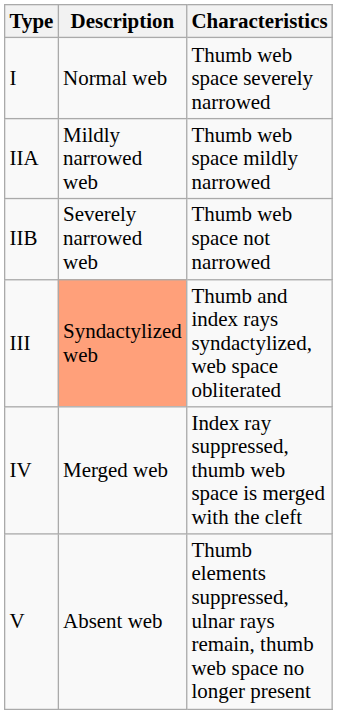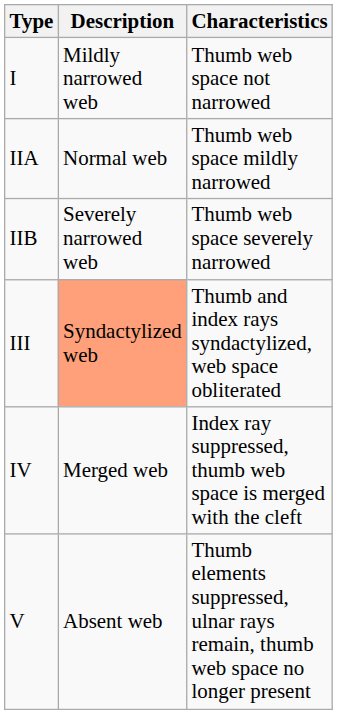(115, 77) Normal web -> (103, 77) Mildly narrowed web
(252, 77) Thumb web space severely narrowed -> (242, 77) Thumb web space not narrowed
(103, 158) Mildly narrowed web -> (115, 158) Normal web
(242, 238) Thumb web space not narrowed -> (252, 238) Thumb web space severely narrowed
